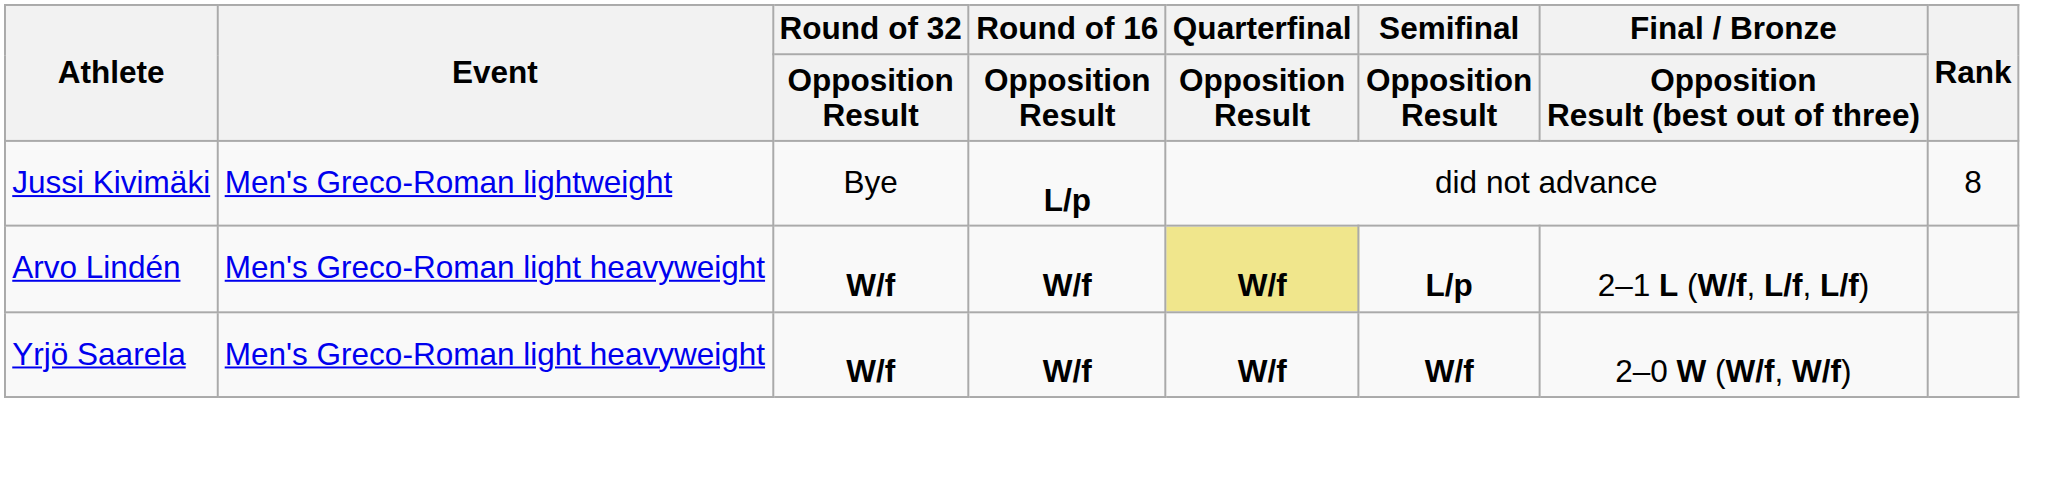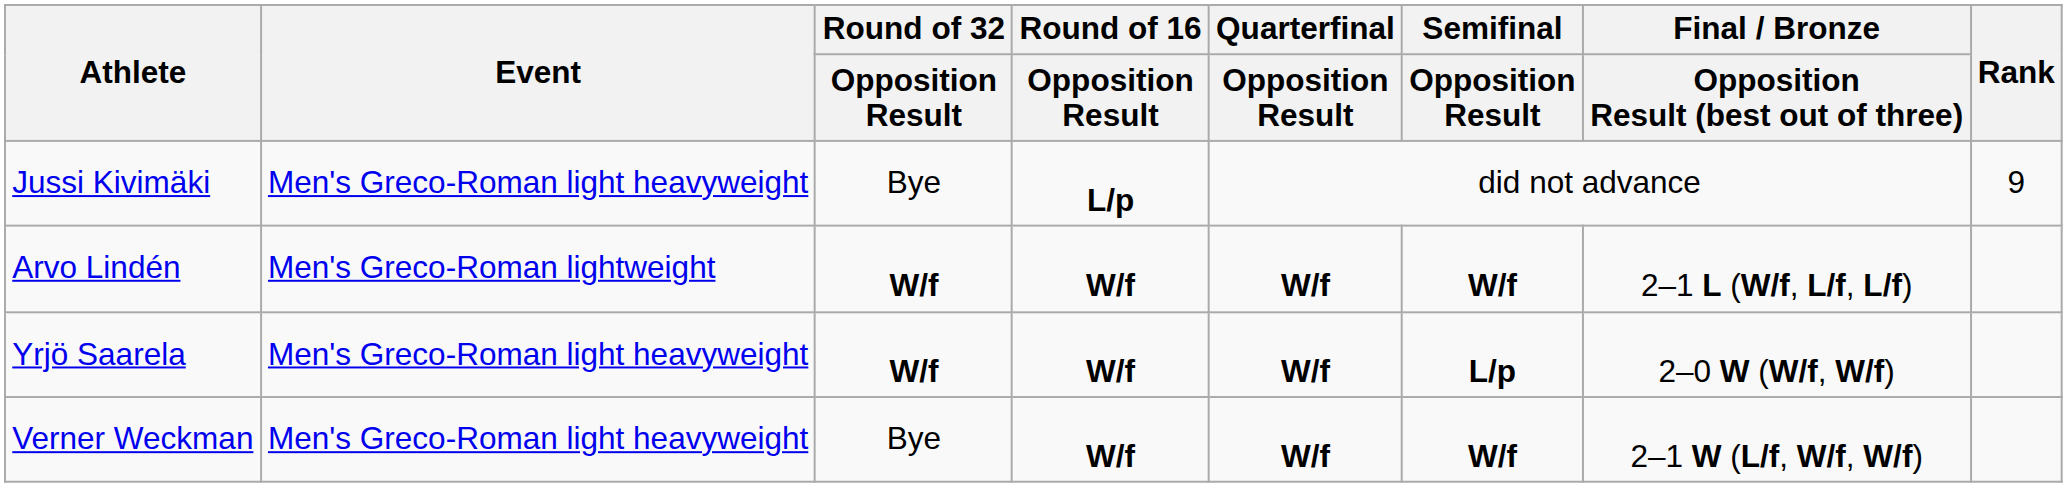(448, 182) Men's Greco-Roman lightweight -> (538, 182) Men's Greco-Roman light heavyweight
(1973, 182) 8 -> (2016, 182) 9
(495, 268) Men's Greco-Roman light heavyweight -> (492, 268) Men's Greco-Roman lightweight
(1262, 285) khaki background -> (1305, 285) no background
(1449, 285) L/p -> (1492, 285) W/f
(1449, 371) W/f -> (1492, 371) L/p
+ row: (133, 439)
